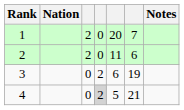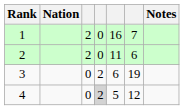(116, 34) 20 -> (116, 34) 16
(134, 94) 21 -> (134, 94) 12
